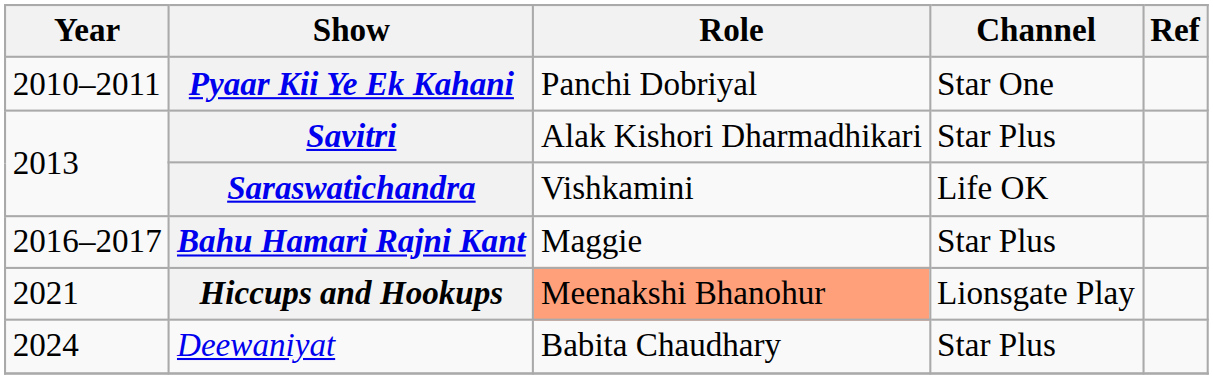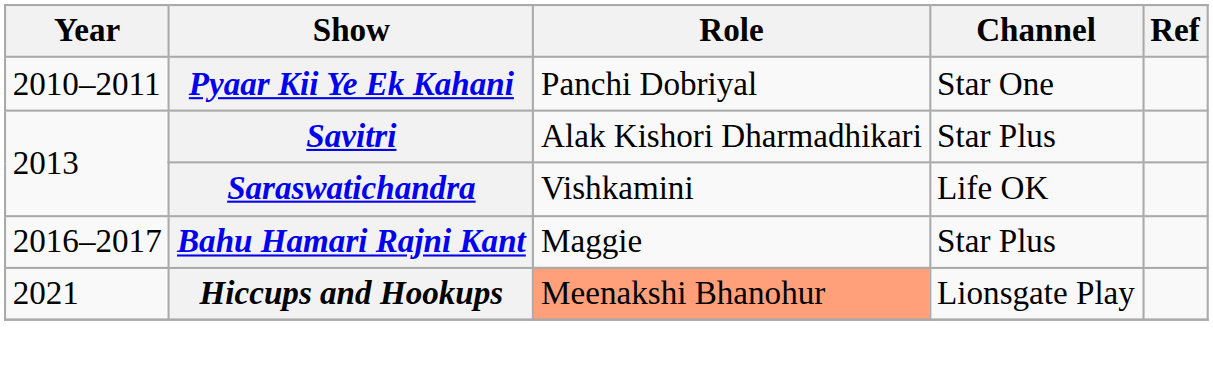- row: (256, 345)
